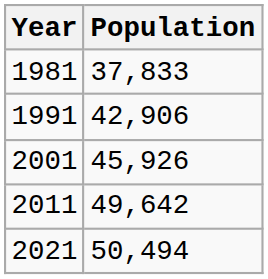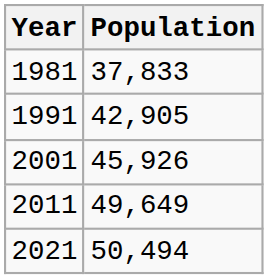(140, 117) 42,906 -> (140, 117) 42,905
(140, 206) 49,642 -> (140, 206) 49,649
